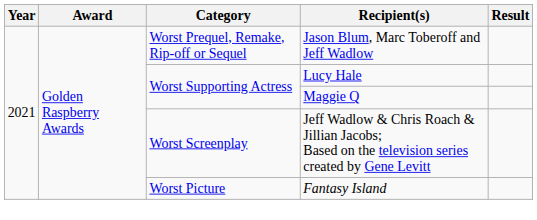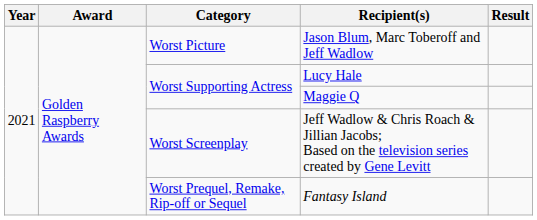(217, 45) Worst Prequel, Remake, Rip-off or Sequel -> (187, 45) Worst Picture
(187, 188) Worst Picture -> (217, 196) Worst Prequel, Remake, Rip-off or Sequel
